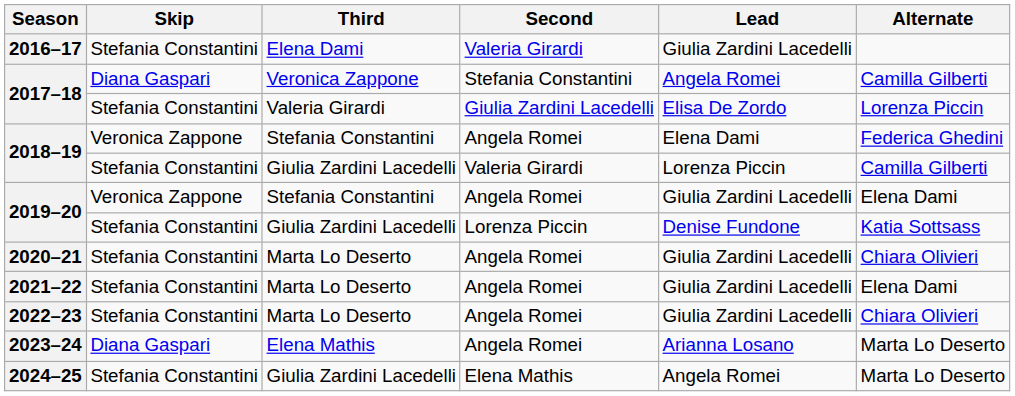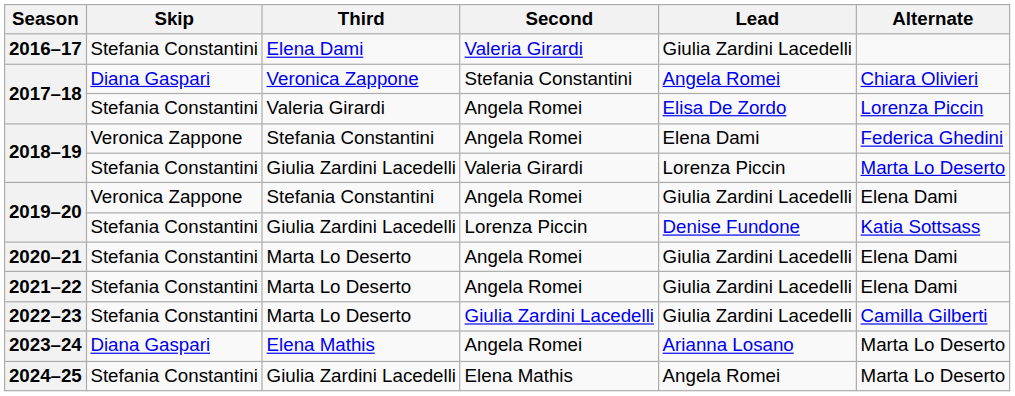(924, 78) Camilla Gilberti -> (919, 78) Chiara Olivieri
(559, 108) Giulia Zardini Lacedelli -> (523, 108) Angela Romei
(924, 167) Camilla Gilberti -> (933, 167) Marta Lo Deserto
(919, 256) Chiara Olivieri -> (909, 256) Elena Dami
(523, 316) Angela Romei -> (559, 316) Giulia Zardini Lacedelli
(919, 316) Chiara Olivieri -> (924, 316) Camilla Gilberti
